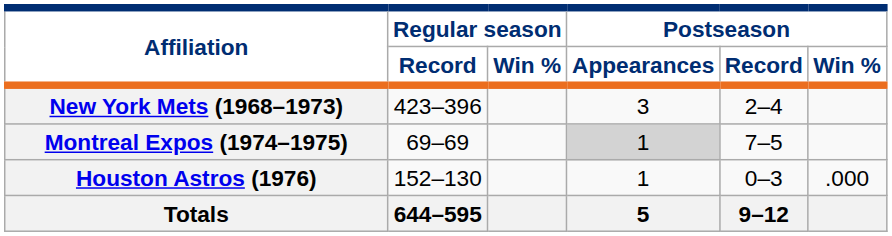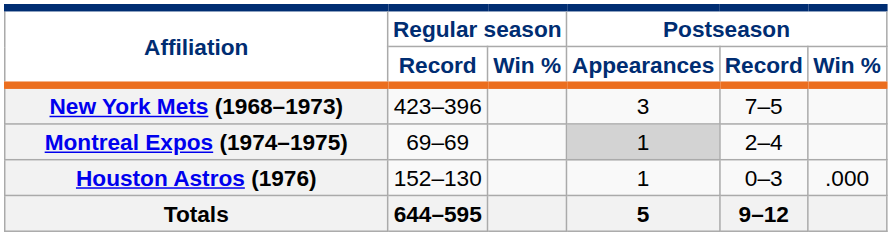(764, 106) 2–4 -> (764, 106) 7–5
(764, 142) 7–5 -> (764, 142) 2–4
